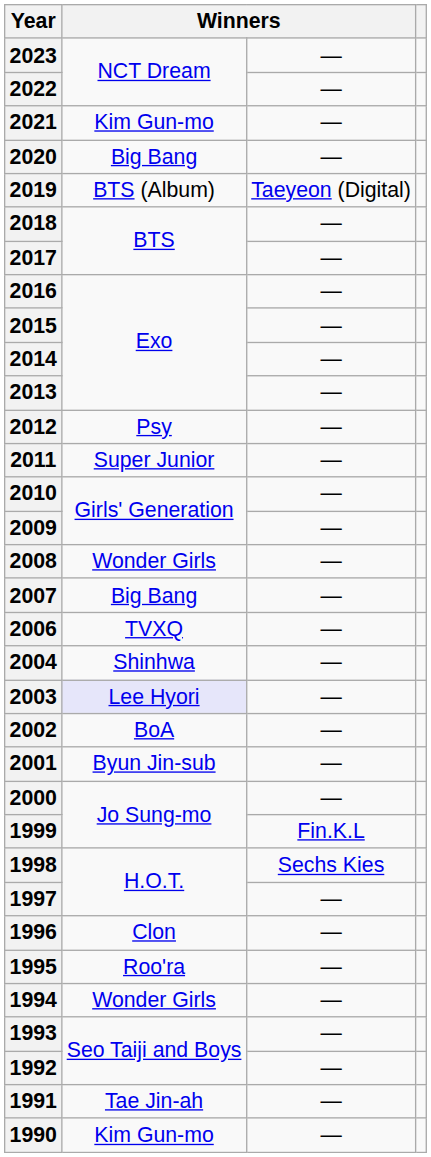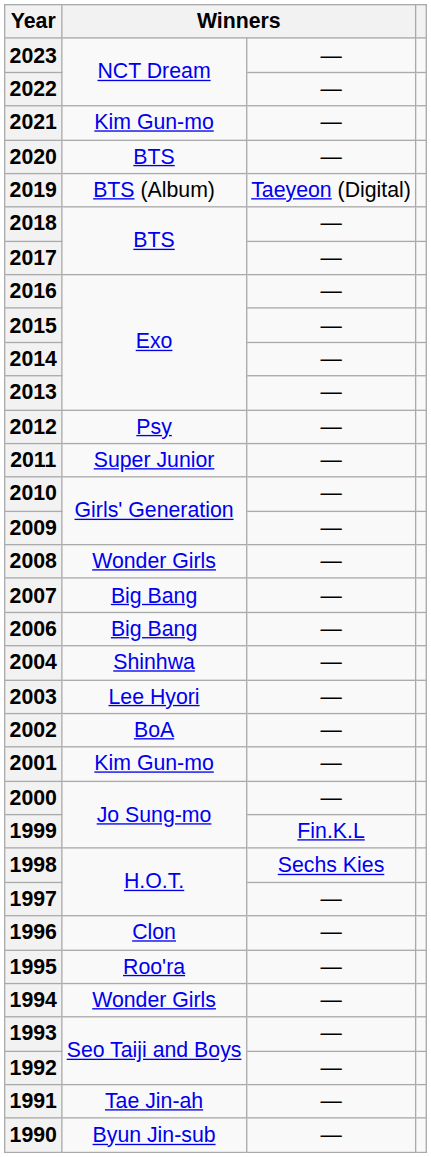(154, 156) Big Bang -> (154, 156) BTS
(154, 628) TVXQ -> (154, 628) Big Bang
(154, 696) lavender background -> (154, 696) no background
(154, 763) Byun Jin-sub -> (154, 763) Kim Gun-mo
(154, 1135) Kim Gun-mo -> (154, 1135) Byun Jin-sub
